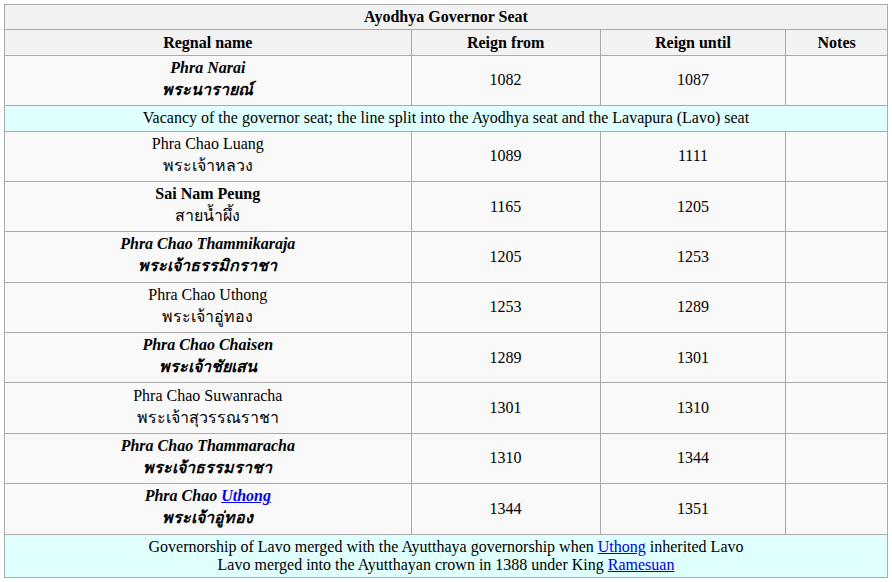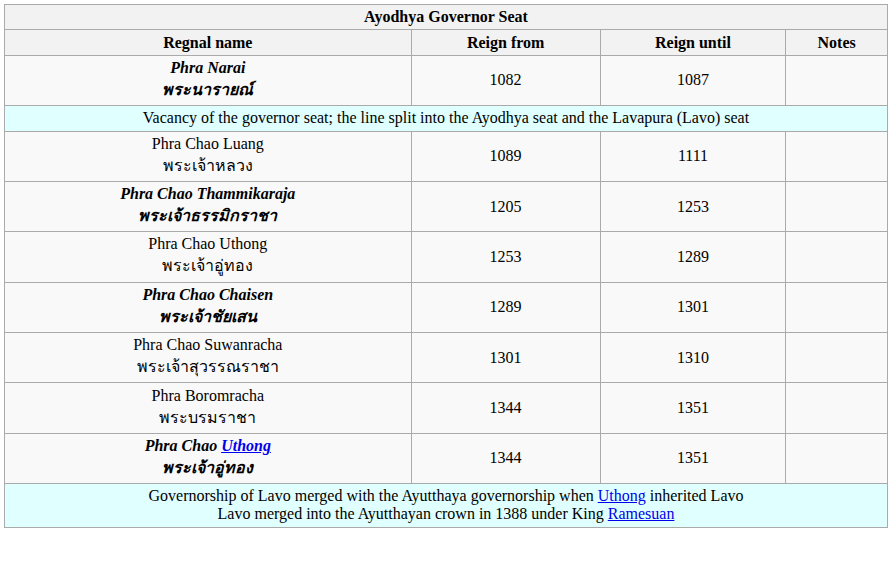- row: (208, 205)
- row: (208, 456)
+ row: (208, 406)
